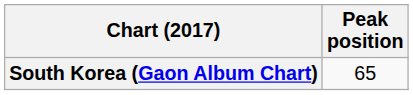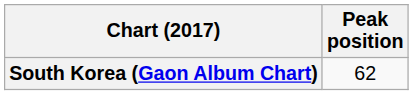(365, 73) 65 -> (365, 73) 62
